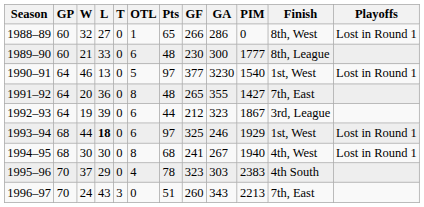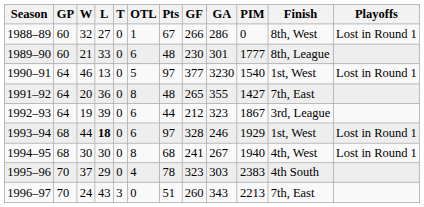(169, 34) 65 -> (169, 34) 67
(219, 53) 300 -> (219, 53) 301
(194, 133) 325 -> (194, 133) 328
